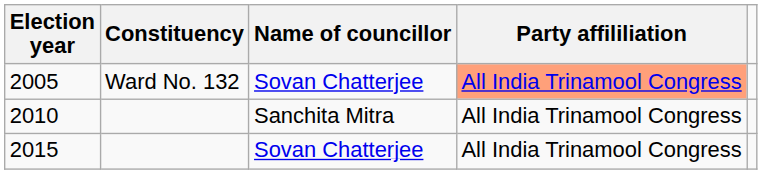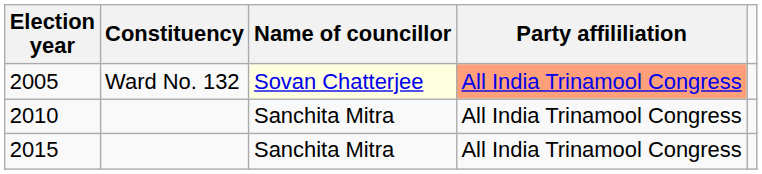(339, 81) no background -> (339, 81) lightyellow background
(339, 150) Sovan Chatterjee -> (324, 150) Sanchita Mitra
